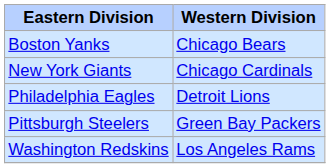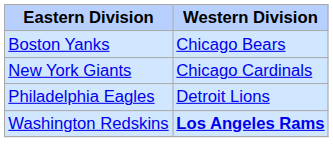- row: (79, 123)
(246, 149) normal -> (250, 123) bold
